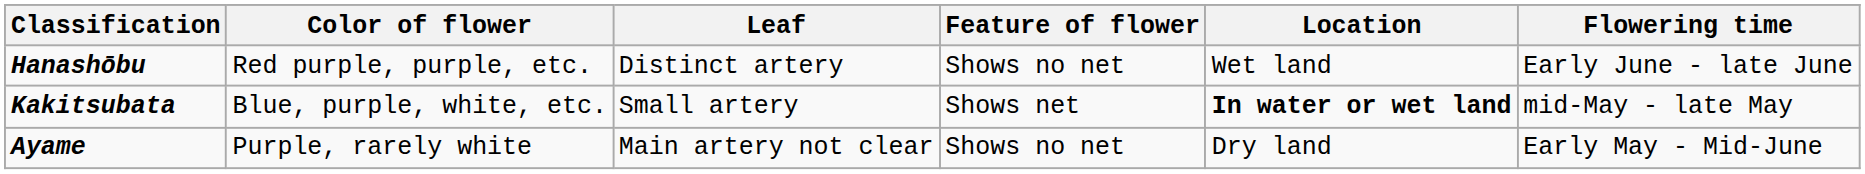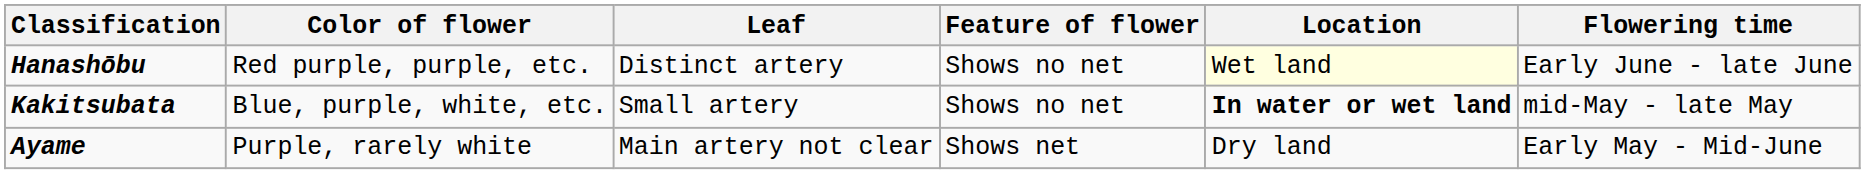(1272, 66) no background -> (1272, 66) lightyellow background
(1013, 107) Shows net -> (1035, 107) Shows no net
(1035, 147) Shows no net -> (1013, 147) Shows net
